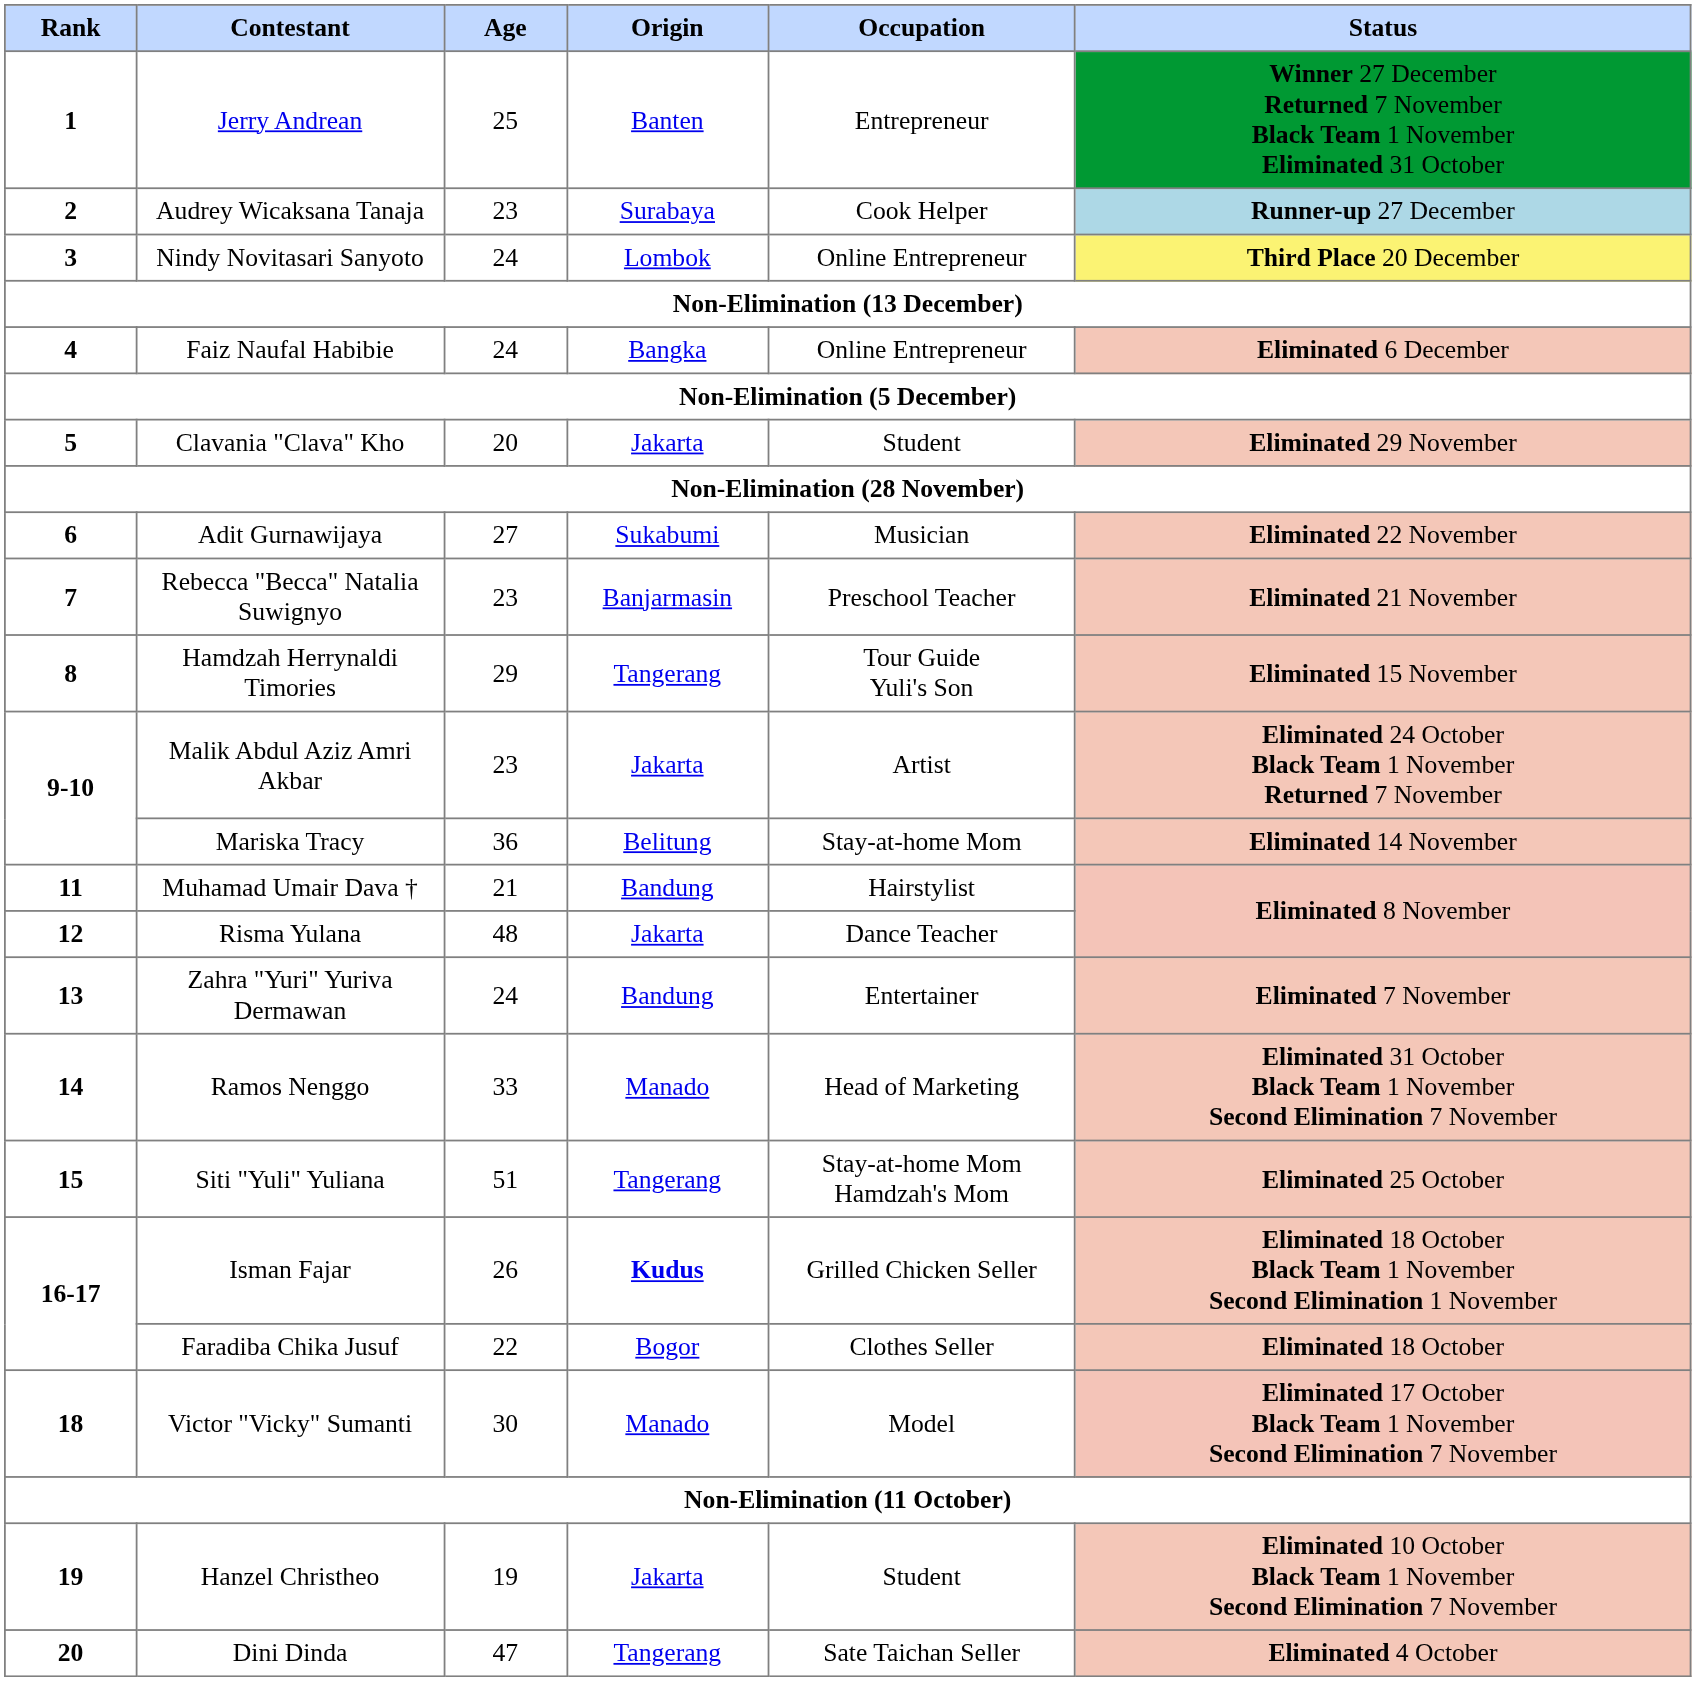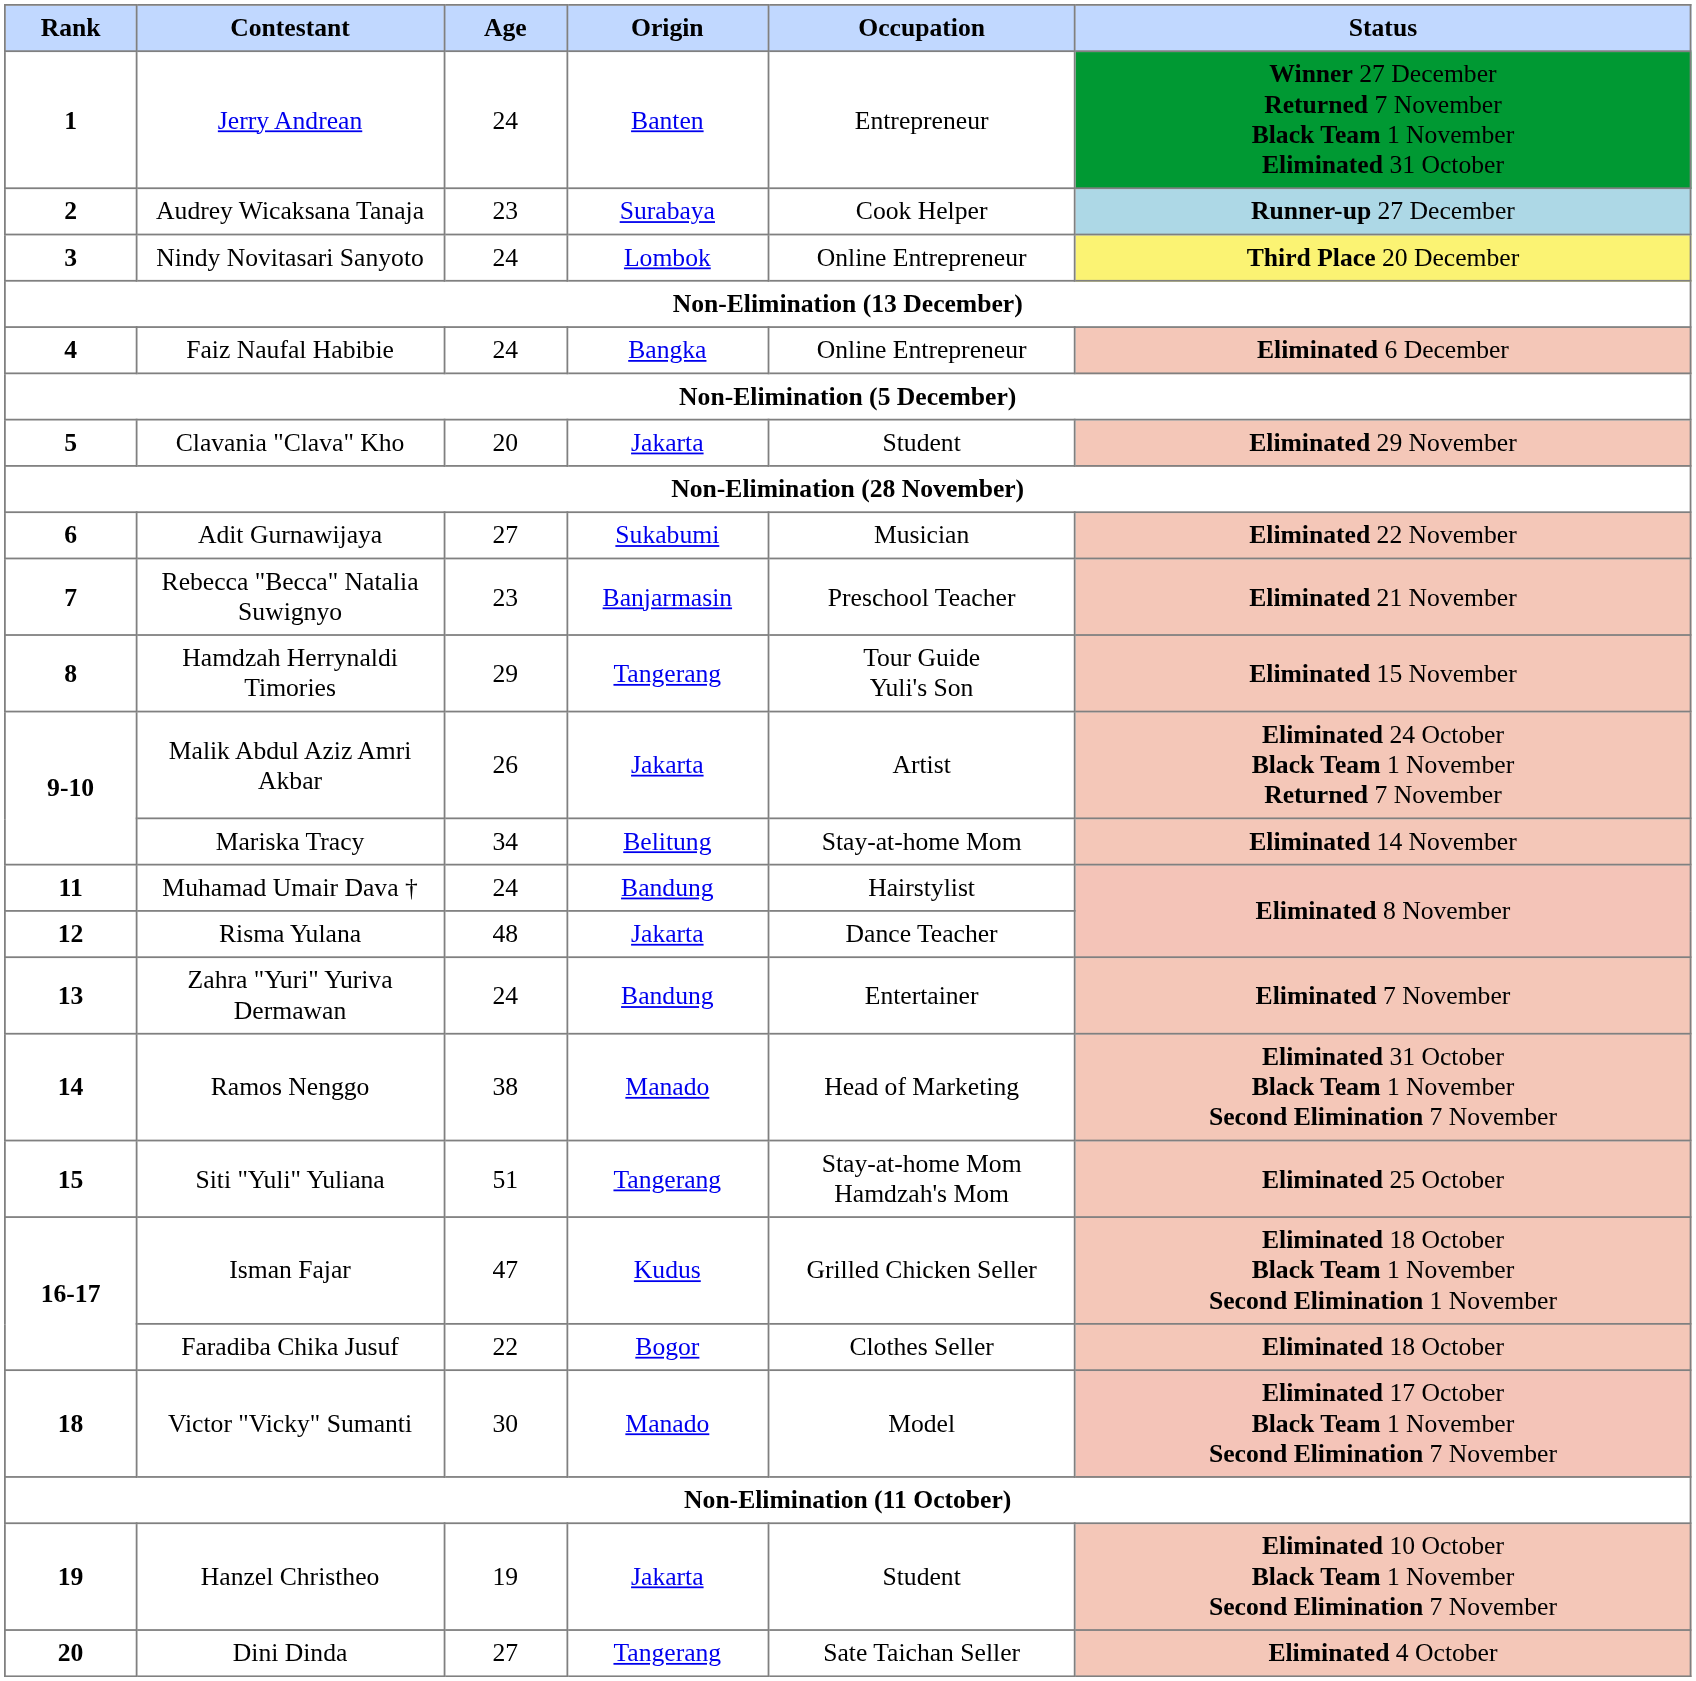(505, 119) 25 -> (505, 119) 24
(505, 764) 23 -> (505, 764) 26
(505, 841) 36 -> (505, 841) 34
(505, 887) 21 -> (505, 887) 24
(505, 1086) 33 -> (505, 1086) 38
(505, 1270) 26 -> (505, 1270) 47
(667, 1270) bold -> (667, 1270) normal
(505, 1652) 47 -> (505, 1652) 27
